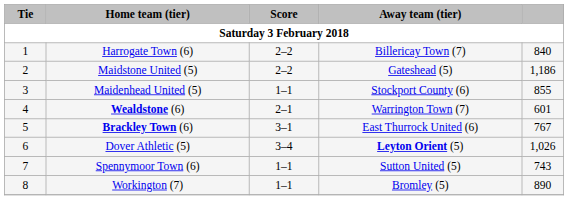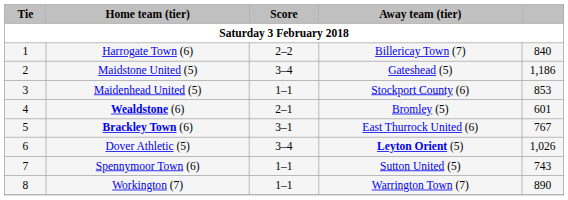(284, 71) 2–2 -> (284, 71) 3–4
(543, 90) 855 -> (543, 90) 853
(420, 109) Warrington Town (7) -> (420, 109) Bromley (5)
(420, 185) Bromley (5) -> (420, 185) Warrington Town (7)
